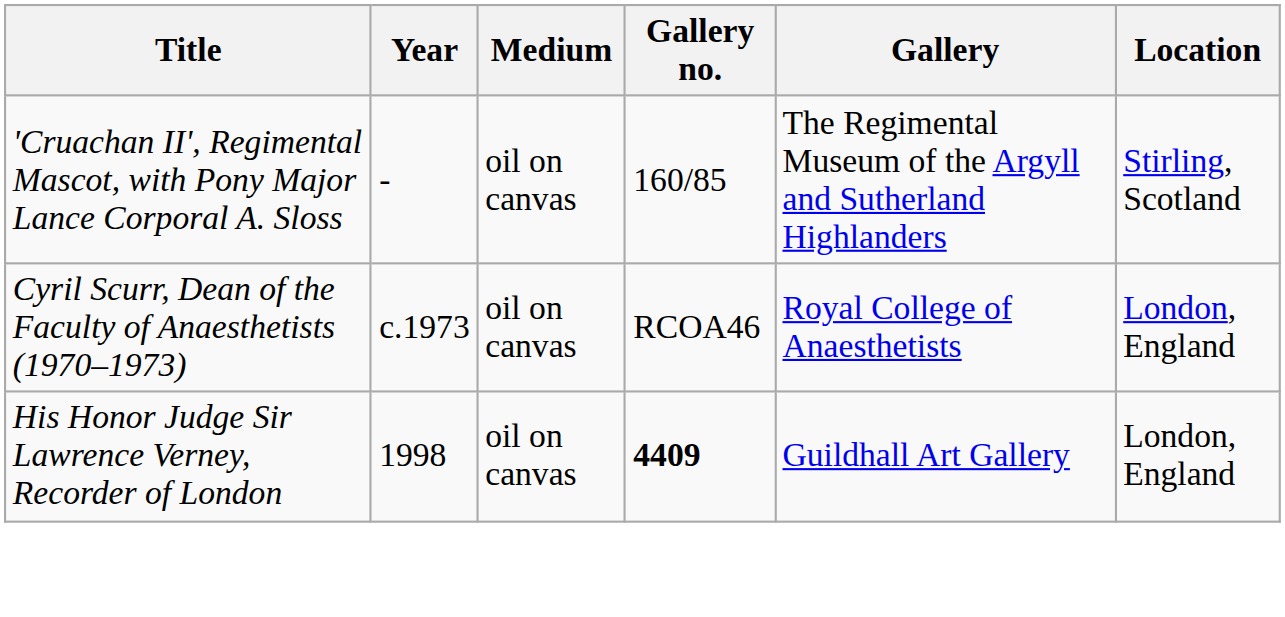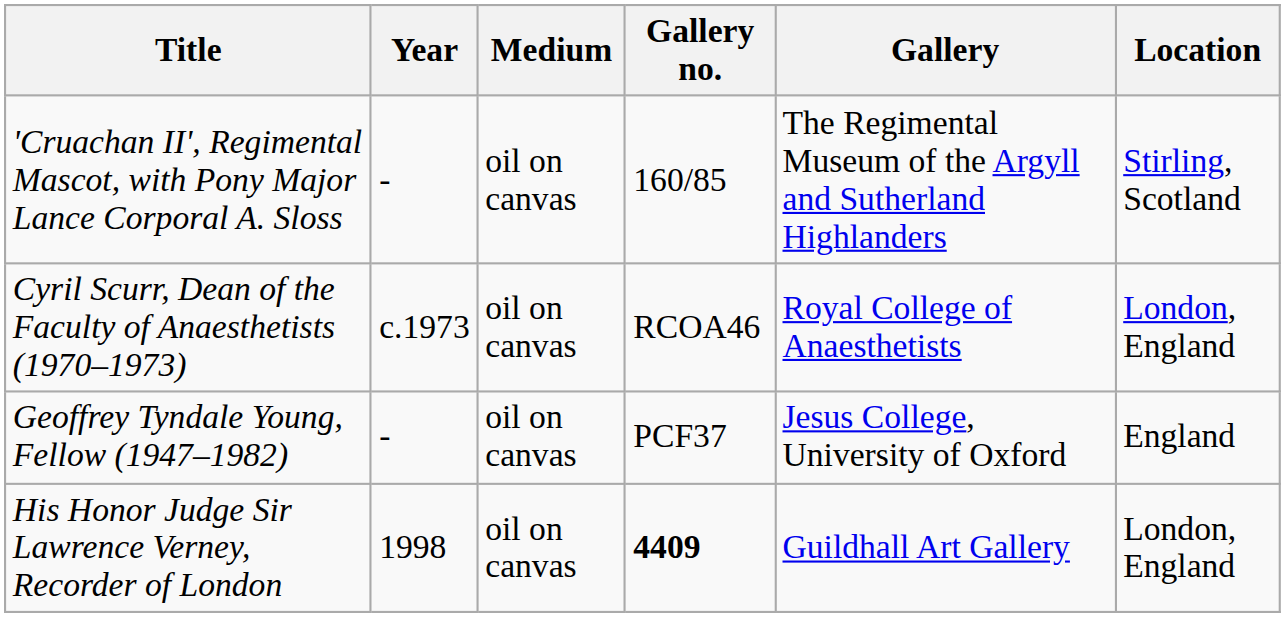+ row: (178, 436)
